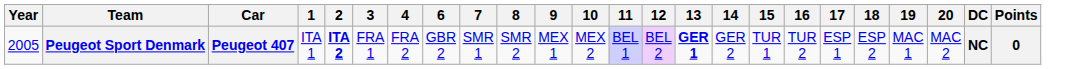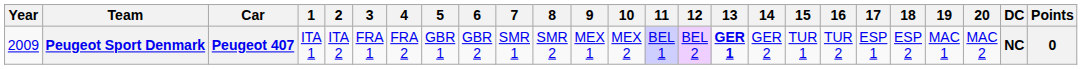+ column: (440, 15)
(23, 45) 2005 -> (23, 45) 2009
(339, 45) bold -> (339, 45) normal
